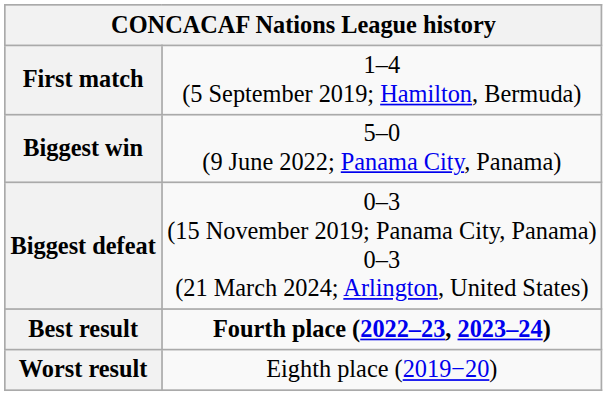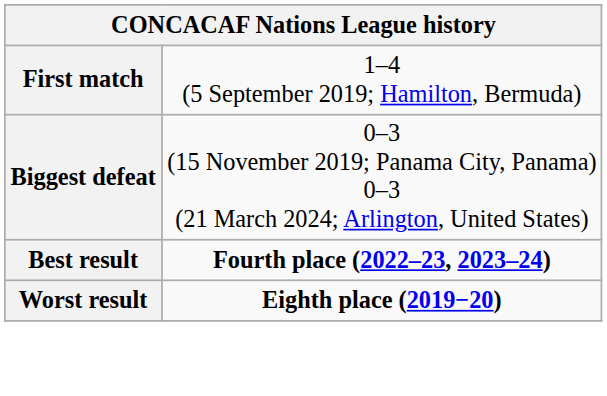- row: (83, 148)
(382, 369) normal -> (382, 300) bold
